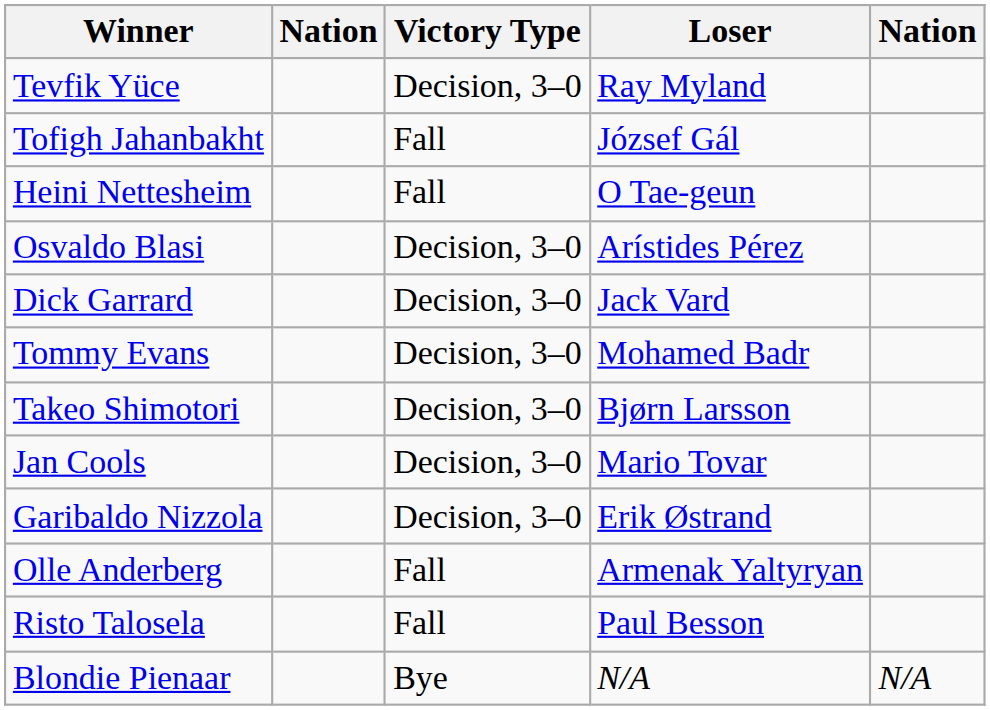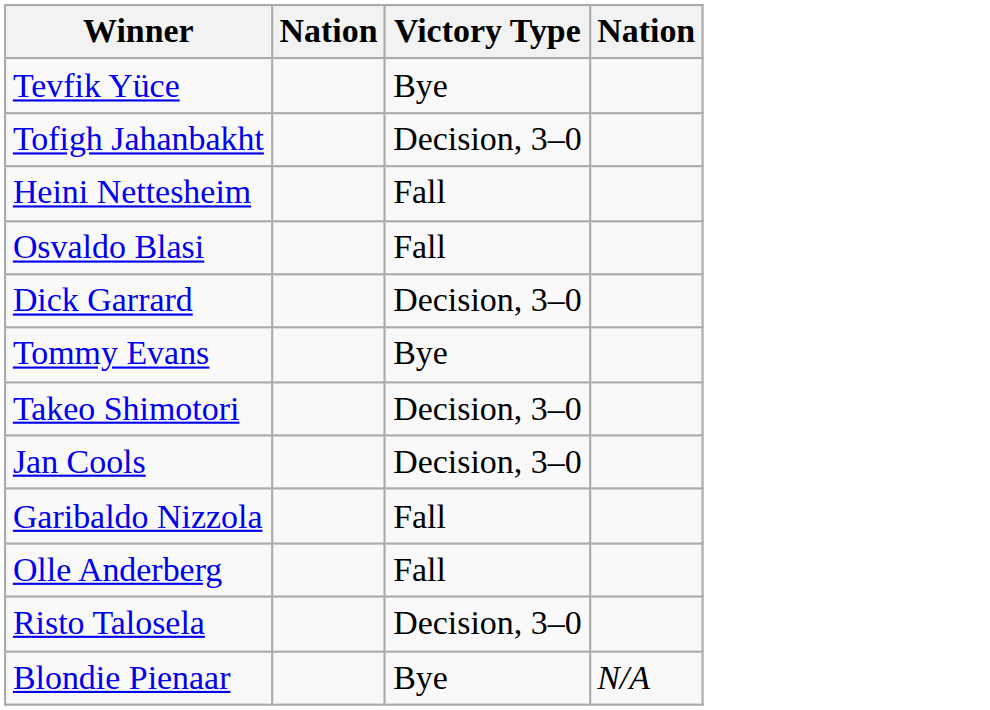- column: (730, 31)
(487, 85) Decision, 3–0 -> (421, 85) Bye
(420, 138) Fall -> (487, 138) Decision, 3–0
(487, 246) Decision, 3–0 -> (420, 246) Fall
(487, 354) Decision, 3–0 -> (421, 354) Bye
(487, 515) Decision, 3–0 -> (420, 515) Fall
(420, 623) Fall -> (487, 623) Decision, 3–0
